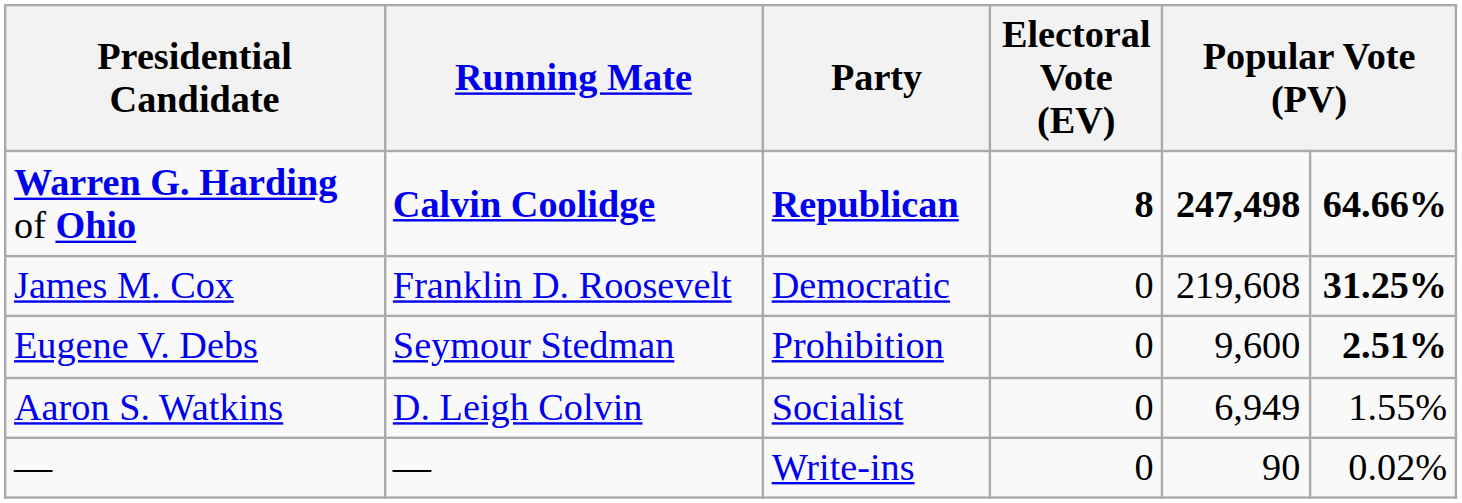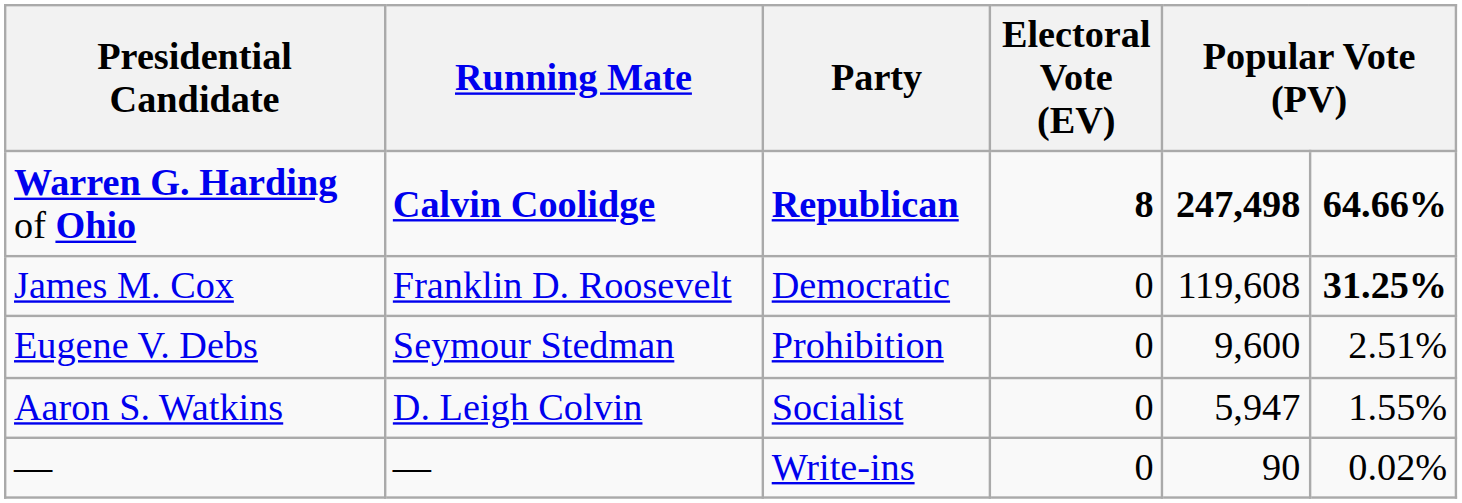(1238, 285) 219,608 -> (1239, 285) 119,608
(1395, 345) bold -> (1398, 345) normal
(1257, 406) 6,949 -> (1257, 406) 5,947
